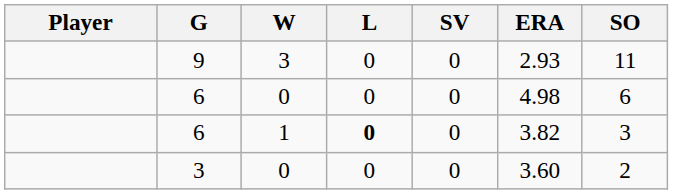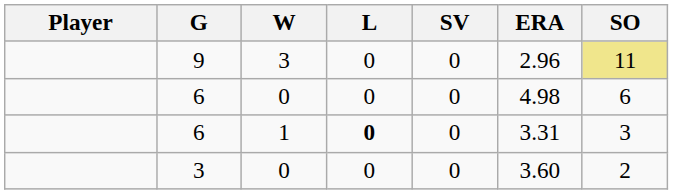(540, 59) 2.93 -> (540, 59) 2.96
(625, 59) no background -> (625, 59) khaki background
(540, 133) 3.82 -> (540, 133) 3.31
